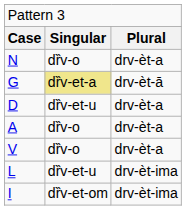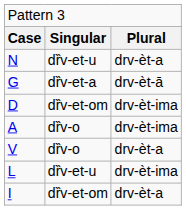(64, 60) dȑv-o -> (72, 60) dȑv-et-u
(72, 82) khaki background -> (72, 82) no background
(72, 104) dȑv-et-u -> (78, 104) dȑv-et-om
(139, 104) drv-èt-a -> (146, 104) drv-èt-ima
(139, 127) drv-èt-a -> (146, 127) drv-èt-ima
(146, 194) drv-èt-ima -> (139, 194) drv-èt-a
